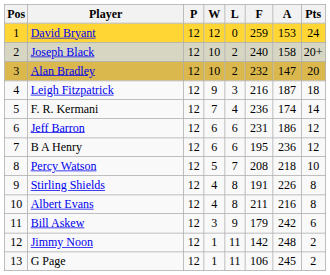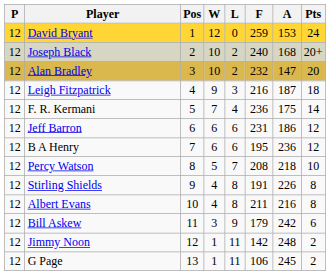columns swapped: (16, 14) <-> (194, 14)
(287, 52) 158 -> (287, 52) 168
(287, 109) 174 -> (287, 109) 175
